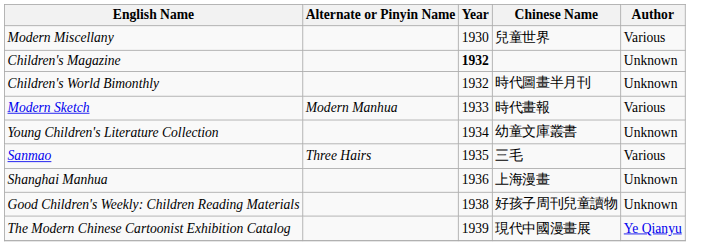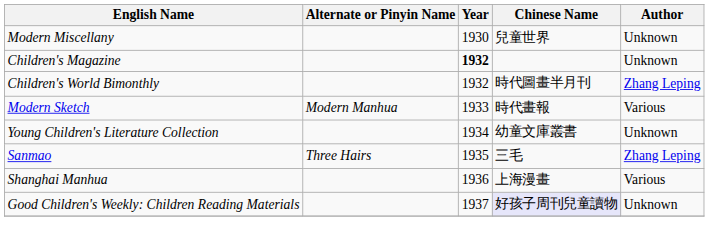(645, 38) Various -> (651, 38) Unknown
(651, 83) Unknown -> (662, 83) Zhang Leping
(645, 156) Various -> (662, 156) Zhang Leping
(651, 180) Unknown -> (645, 180) Various
(475, 204) 1938 -> (475, 204) 1937
(556, 203) no background -> (556, 203) lavender background
- row: (149, 228)
